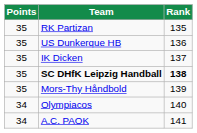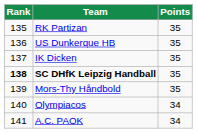columns swapped: (178, 12) <-> (21, 12)
